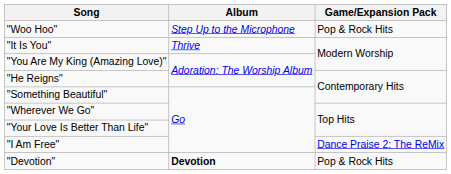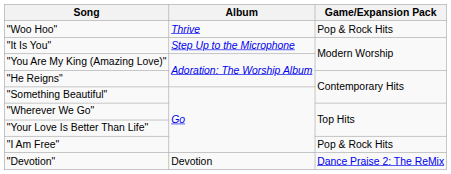(233, 29) Step Up to the Microphone -> (186, 29) Thrive
(186, 45) Thrive -> (233, 45) Step Up to the Microphone
(381, 144) Dance Praise 2: The ReMix -> (355, 144) Pop & Rock Hits
(193, 161) bold -> (192, 161) normal
(355, 161) Pop & Rock Hits -> (381, 161) Dance Praise 2: The ReMix
